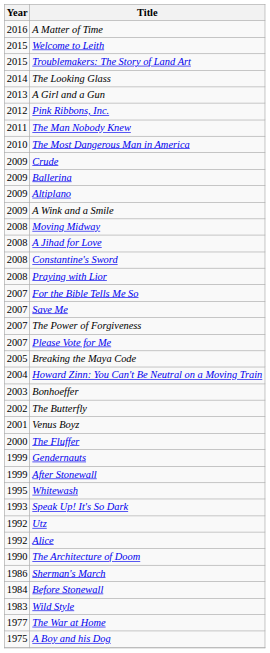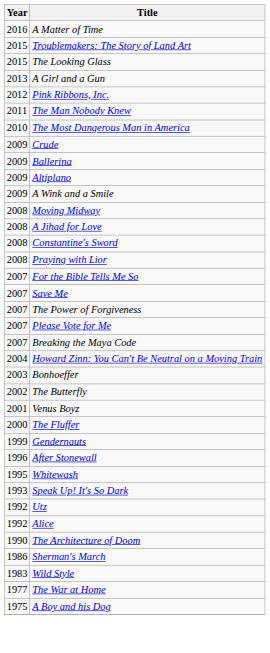- row: (68, 45)
(17, 78) 2014 -> (17, 62) 2015
(17, 359) 2005 -> (17, 342) 2007
(17, 474) 1999 -> (17, 458) 1996
- row: (68, 590)
